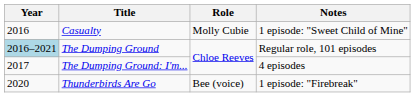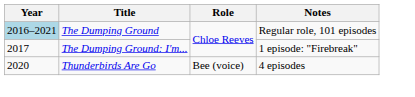- row: (81, 30)
(282, 65) 4 episodes -> (308, 48) 1 episode: "Firebreak"
(308, 83) 1 episode: "Firebreak" -> (282, 65) 4 episodes
